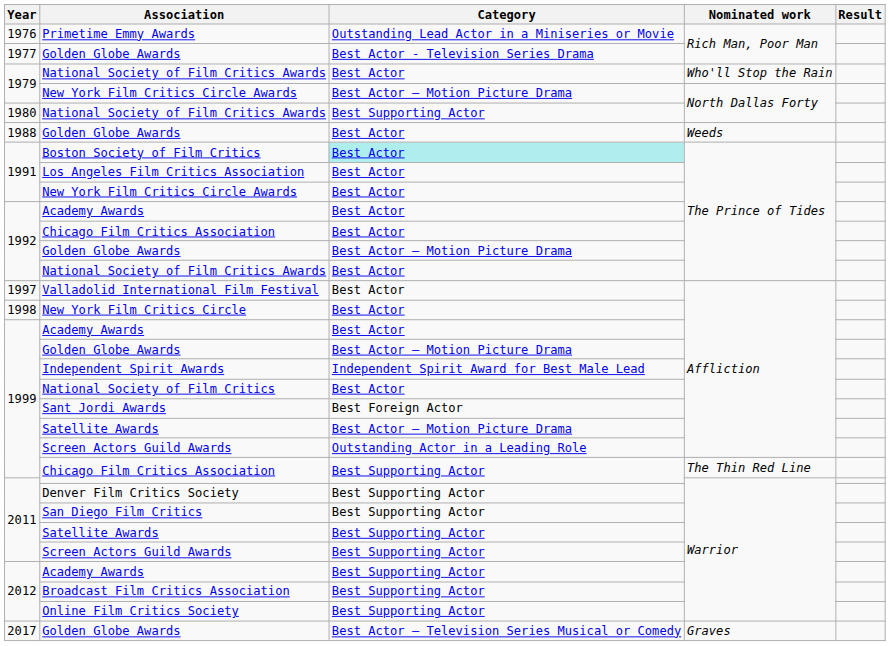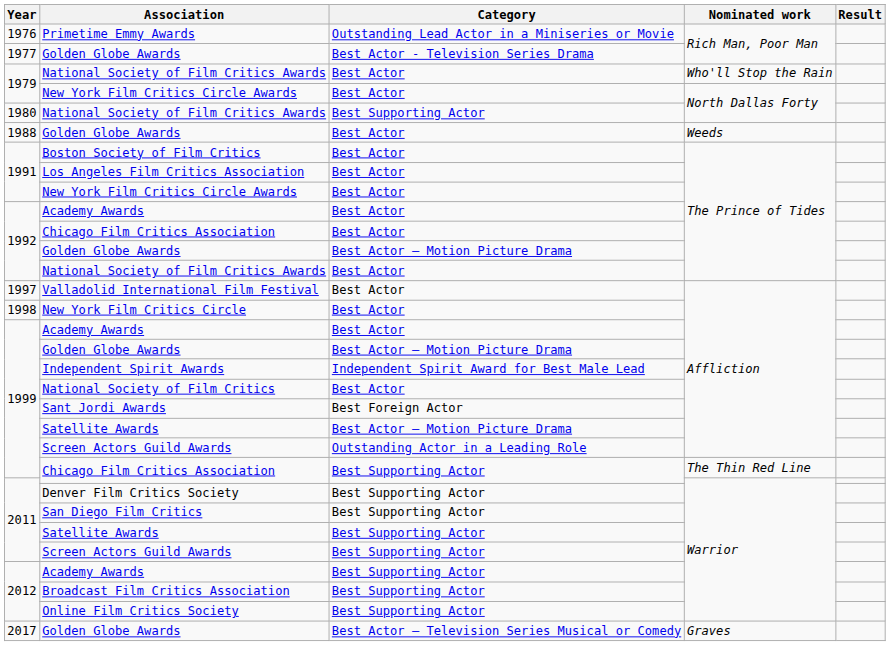(452, 93) Best Actor – Motion Picture Drama -> (368, 93) Best Actor
(368, 152) paleturquoise background -> (368, 152) no background
